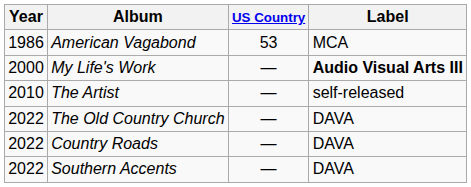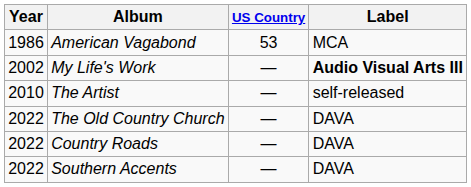(26, 67) 2000 -> (26, 67) 2002
